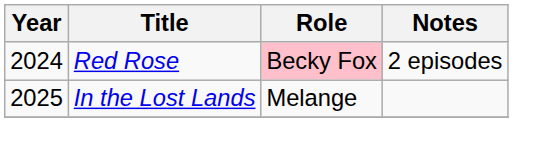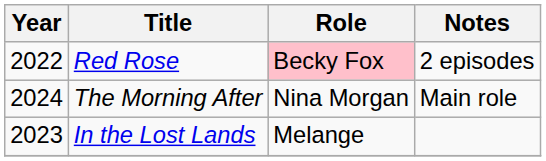(37, 60) 2024 -> (37, 60) 2022
+ row: (168, 98)
(37, 98) 2025 -> (37, 135) 2023
